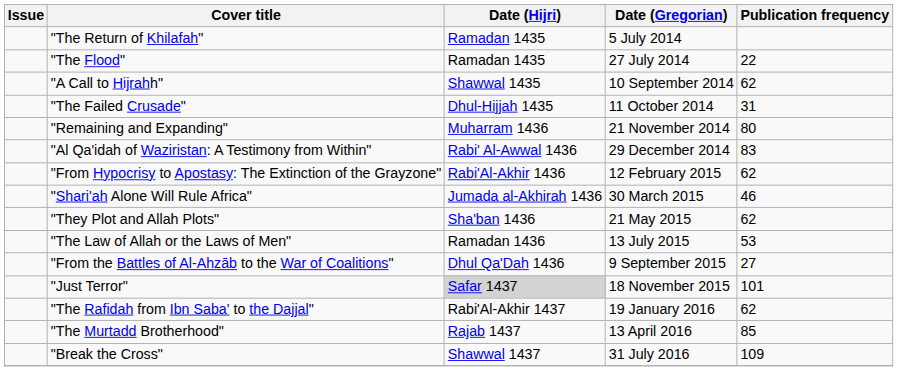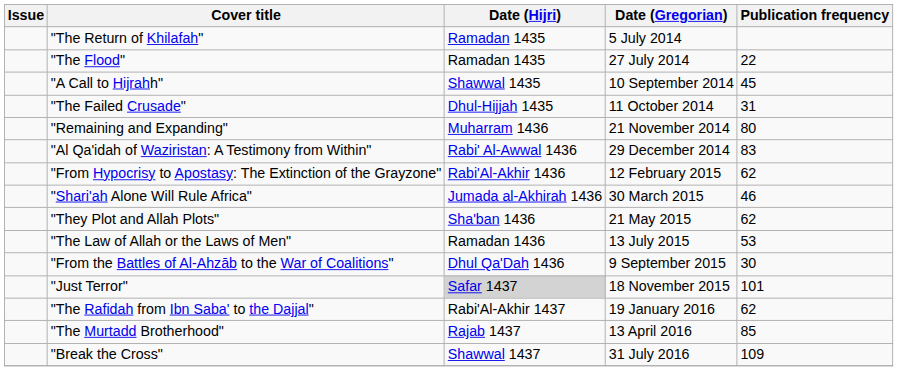(748, 83) 62 -> (748, 83) 45
(748, 264) 27 -> (748, 264) 30
